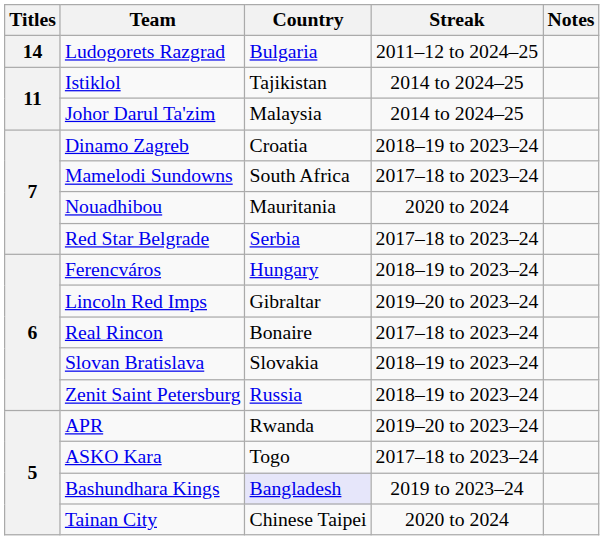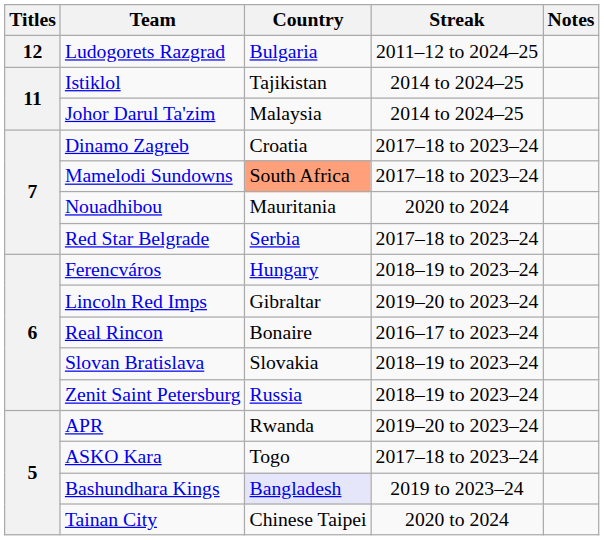(32, 51) 14 -> (32, 51) 12
(457, 144) 2018–19 to 2023–24 -> (457, 144) 2017–18 to 2023–24
(300, 176) no background -> (300, 176) lightsalmon background
(457, 332) 2017–18 to 2023–24 -> (457, 332) 2016–17 to 2023–24
